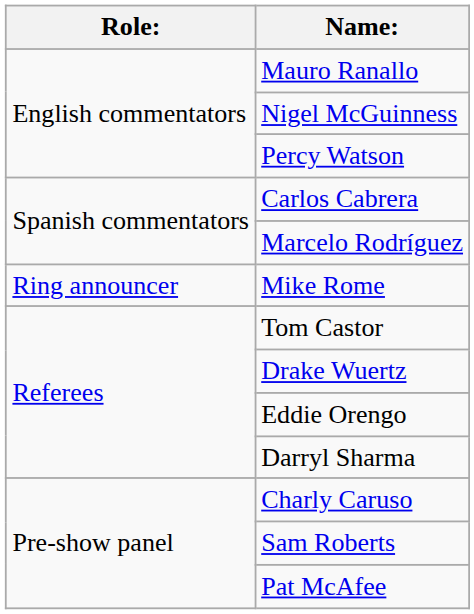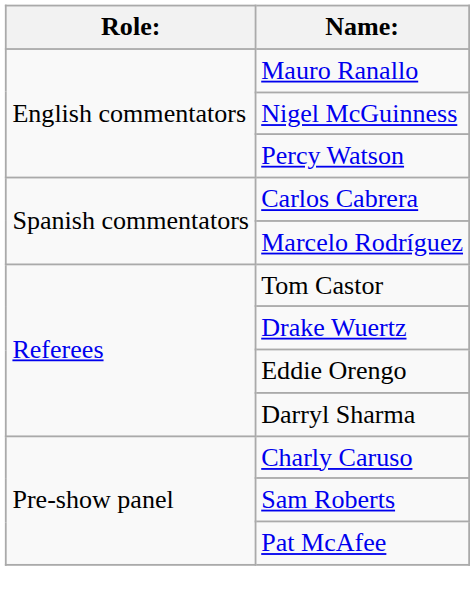- row: (323, 284)
